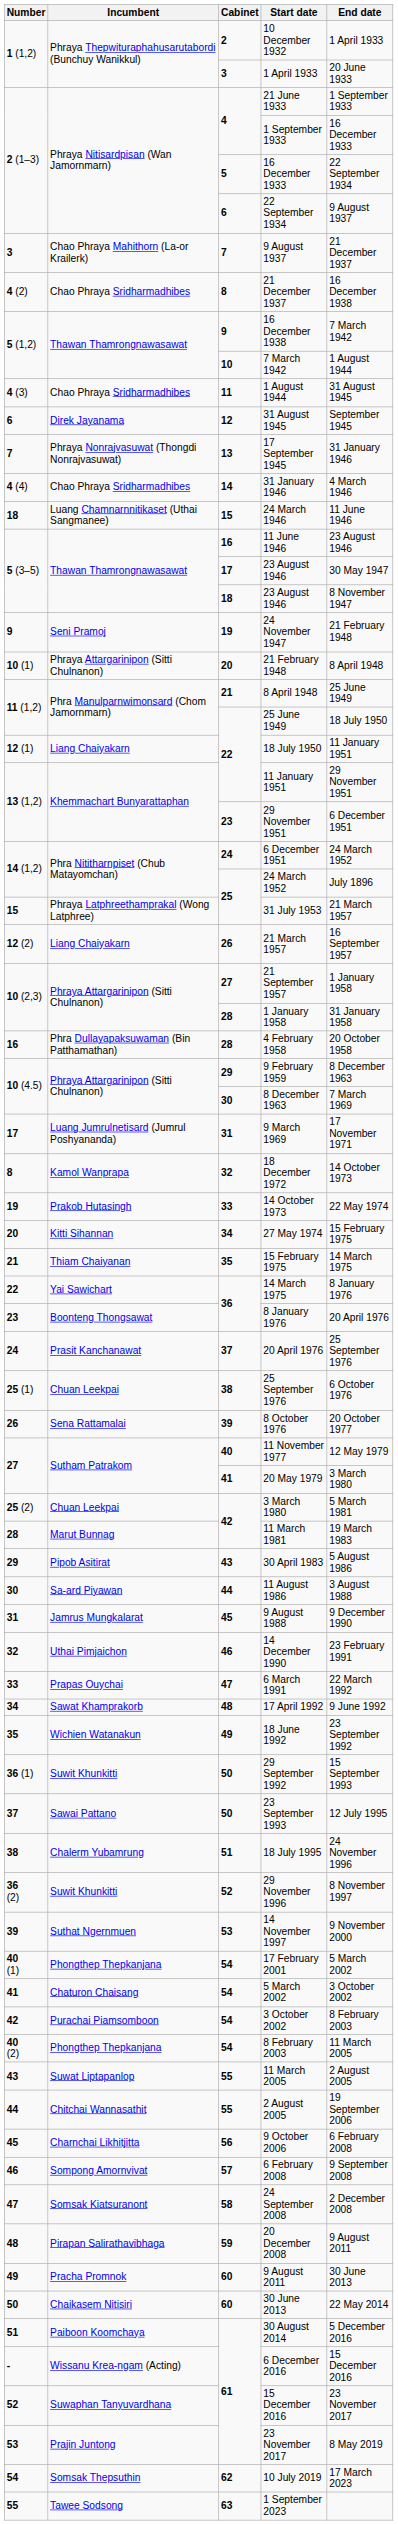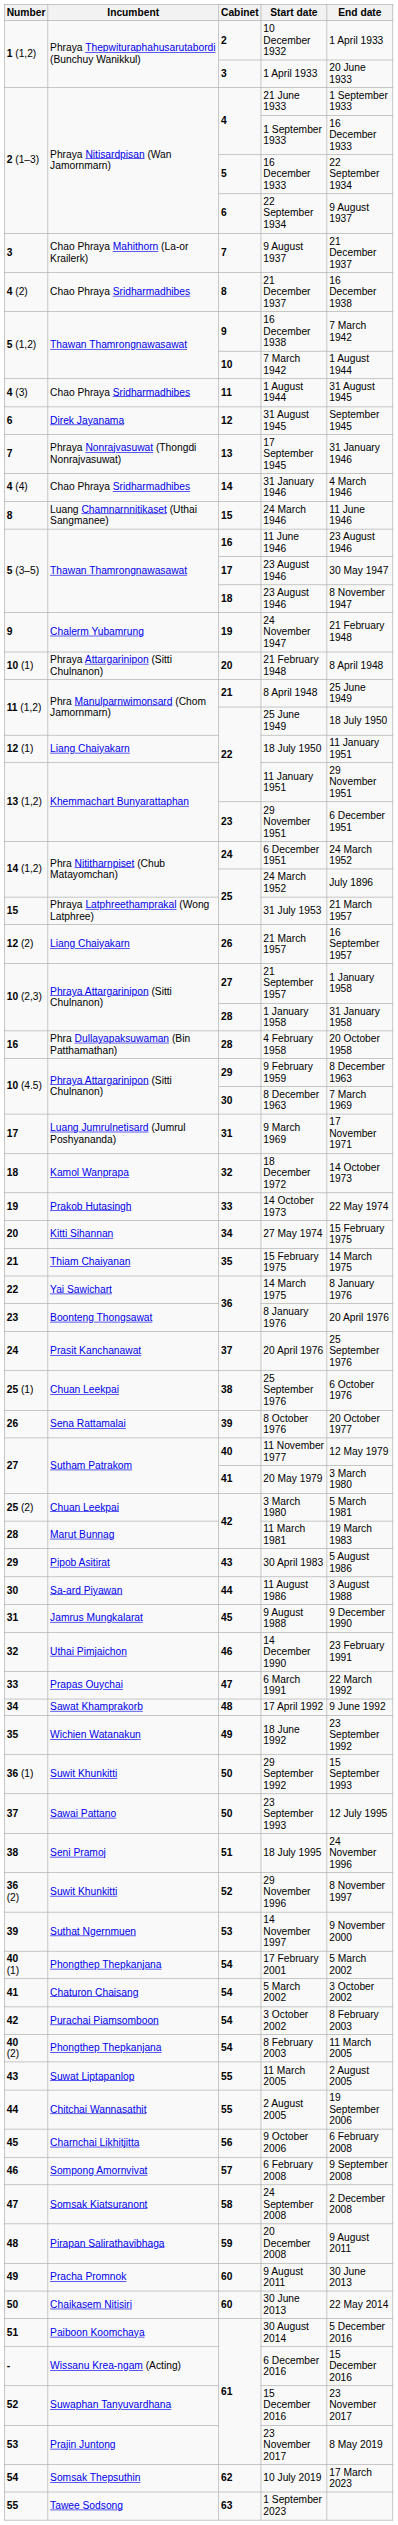(12, 515) 18 -> (10, 515) 8
(78, 632) Seni Pramoj -> (97, 632) Chalerm Yubamrung
(10, 1173) 8 -> (12, 1173) 18
(97, 1853) Chalerm Yubamrung -> (78, 1853) Seni Pramoj
